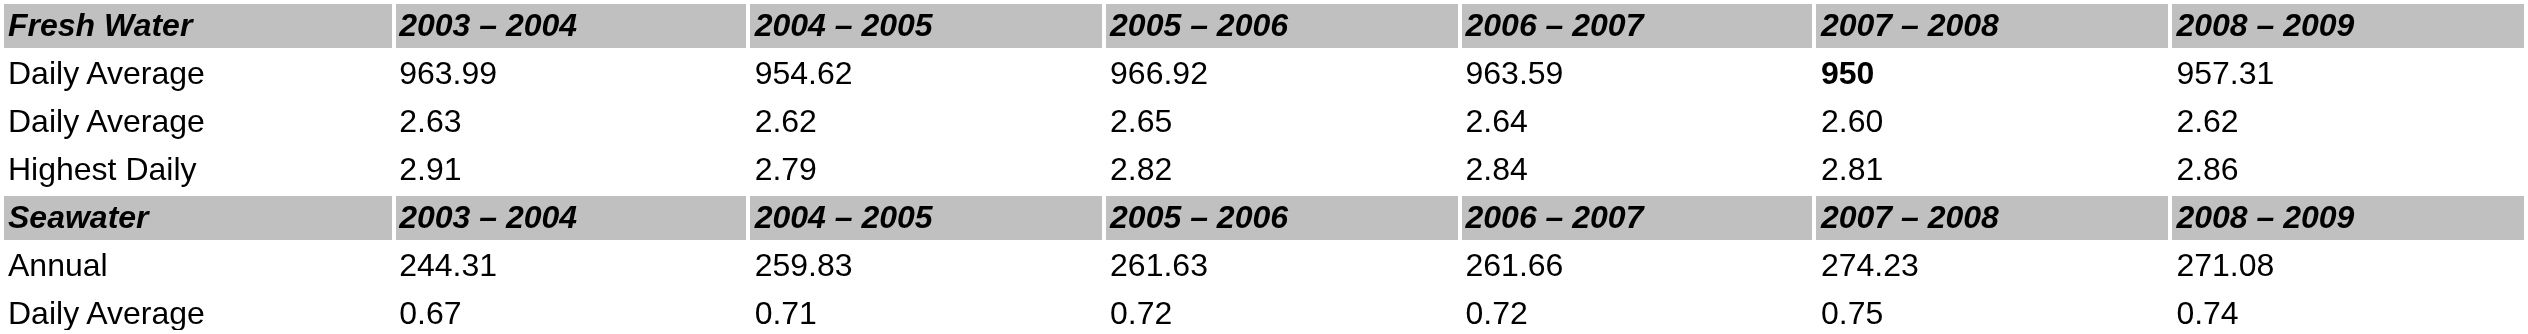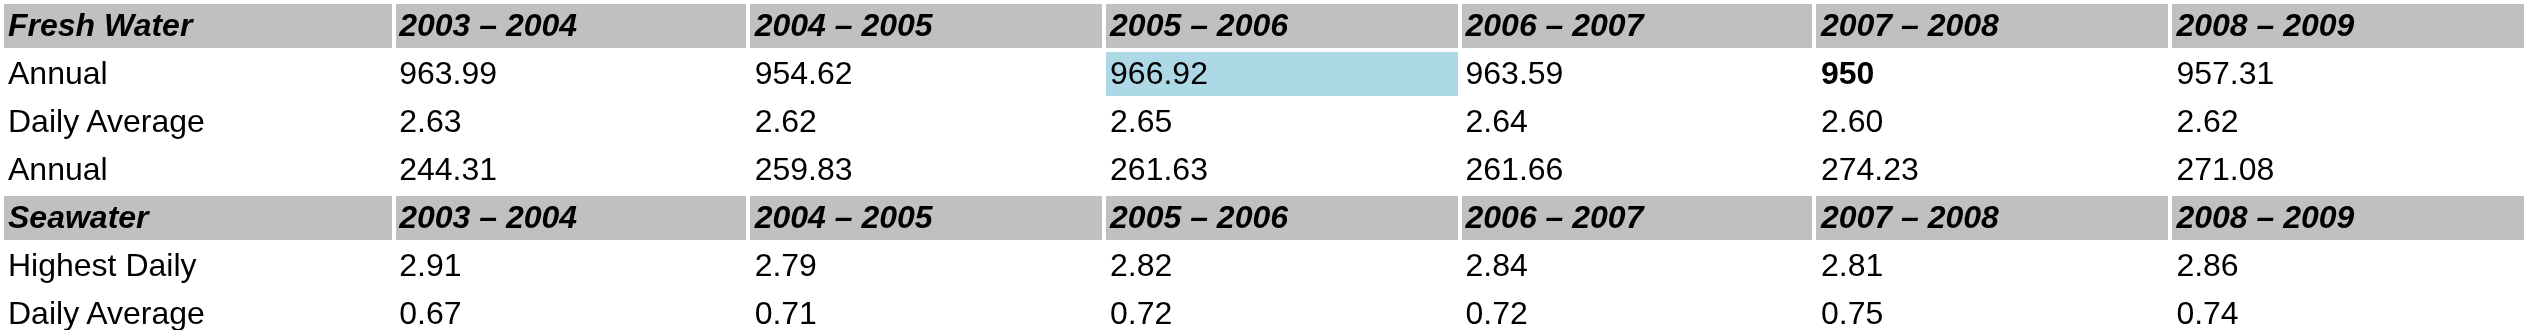(106, 73) Daily Average -> (58, 73) Annual
(1159, 73) no background -> (1159, 73) lightblue background
rows swapped: (430, 169) <-> (448, 265)
